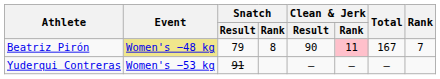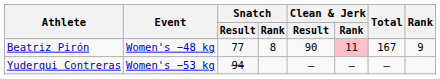(170, 47) khaki background -> (170, 47) no background
(238, 47) 79 -> (238, 47) 77
(420, 47) 7 -> (420, 47) 9
(238, 65) 91 -> (238, 65) 94
